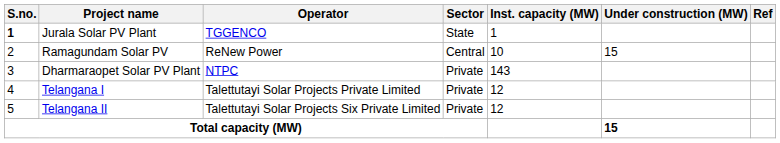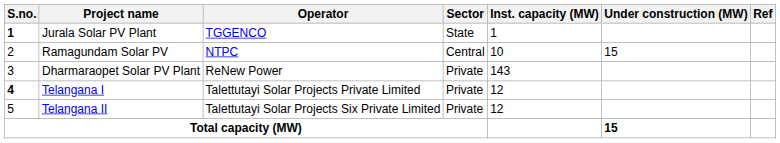(244, 52) ReNew Power -> (222, 52) NTPC
(222, 71) NTPC -> (244, 71) ReNew Power
(10, 90) normal -> (10, 90) bold
